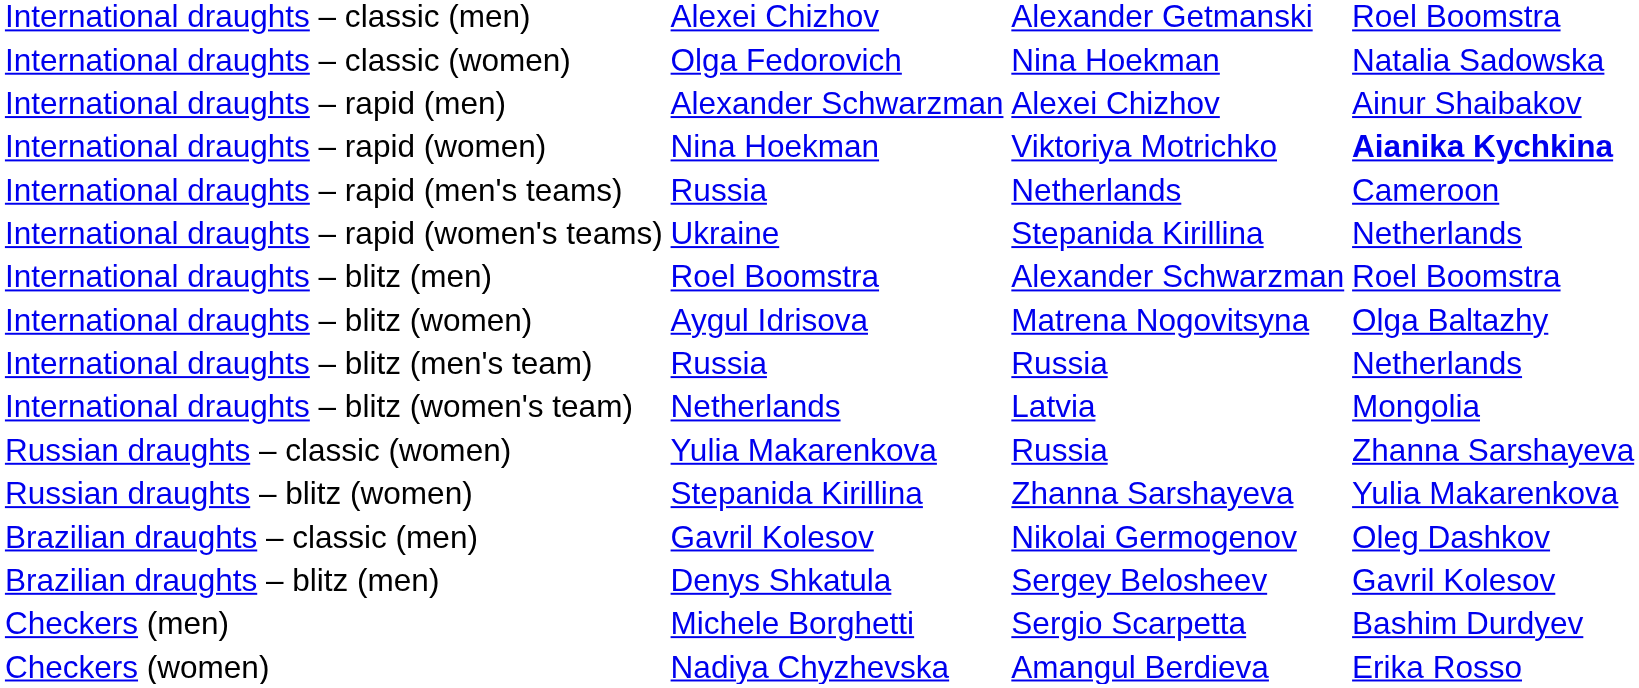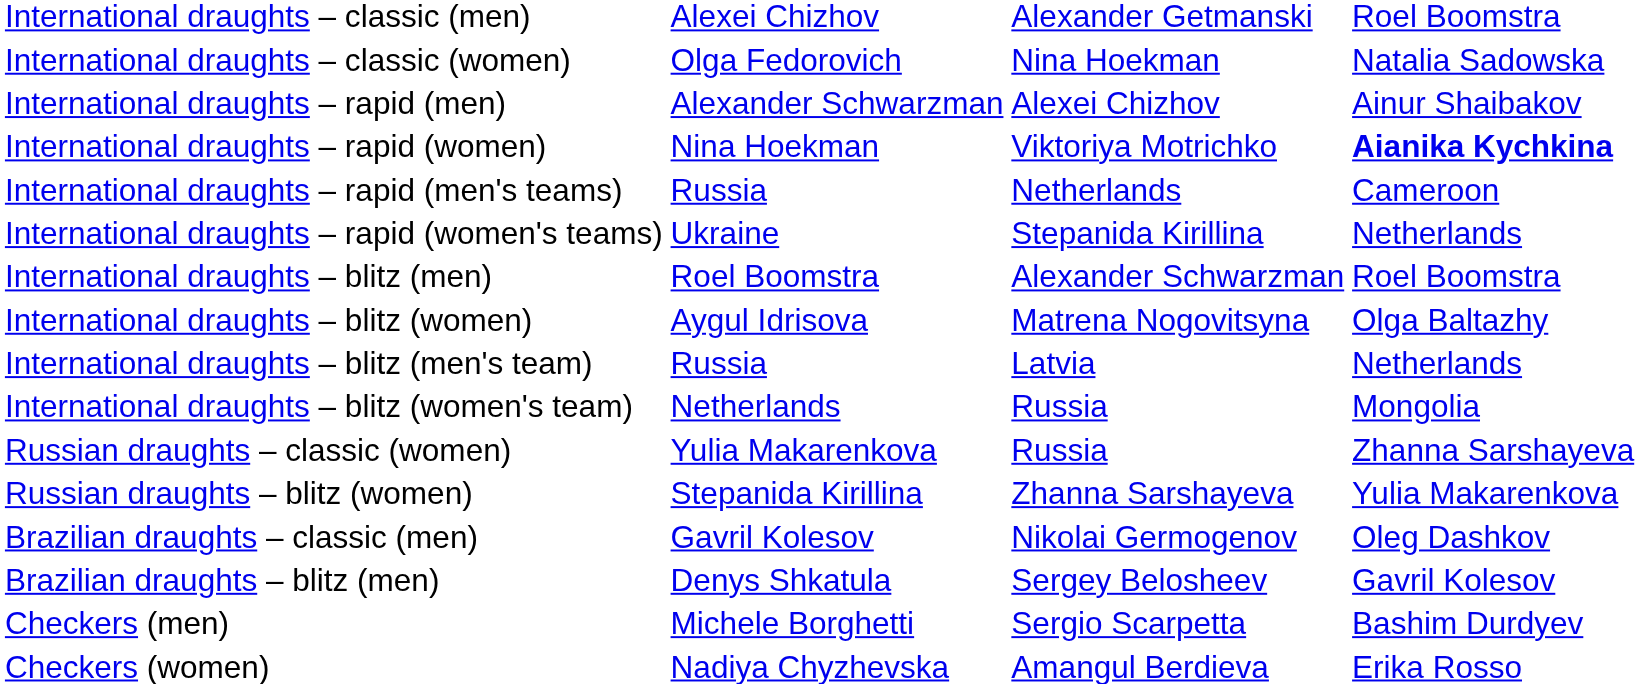(1060, 363) Russia -> (1053, 363) Latvia
(1053, 407) Latvia -> (1060, 407) Russia
